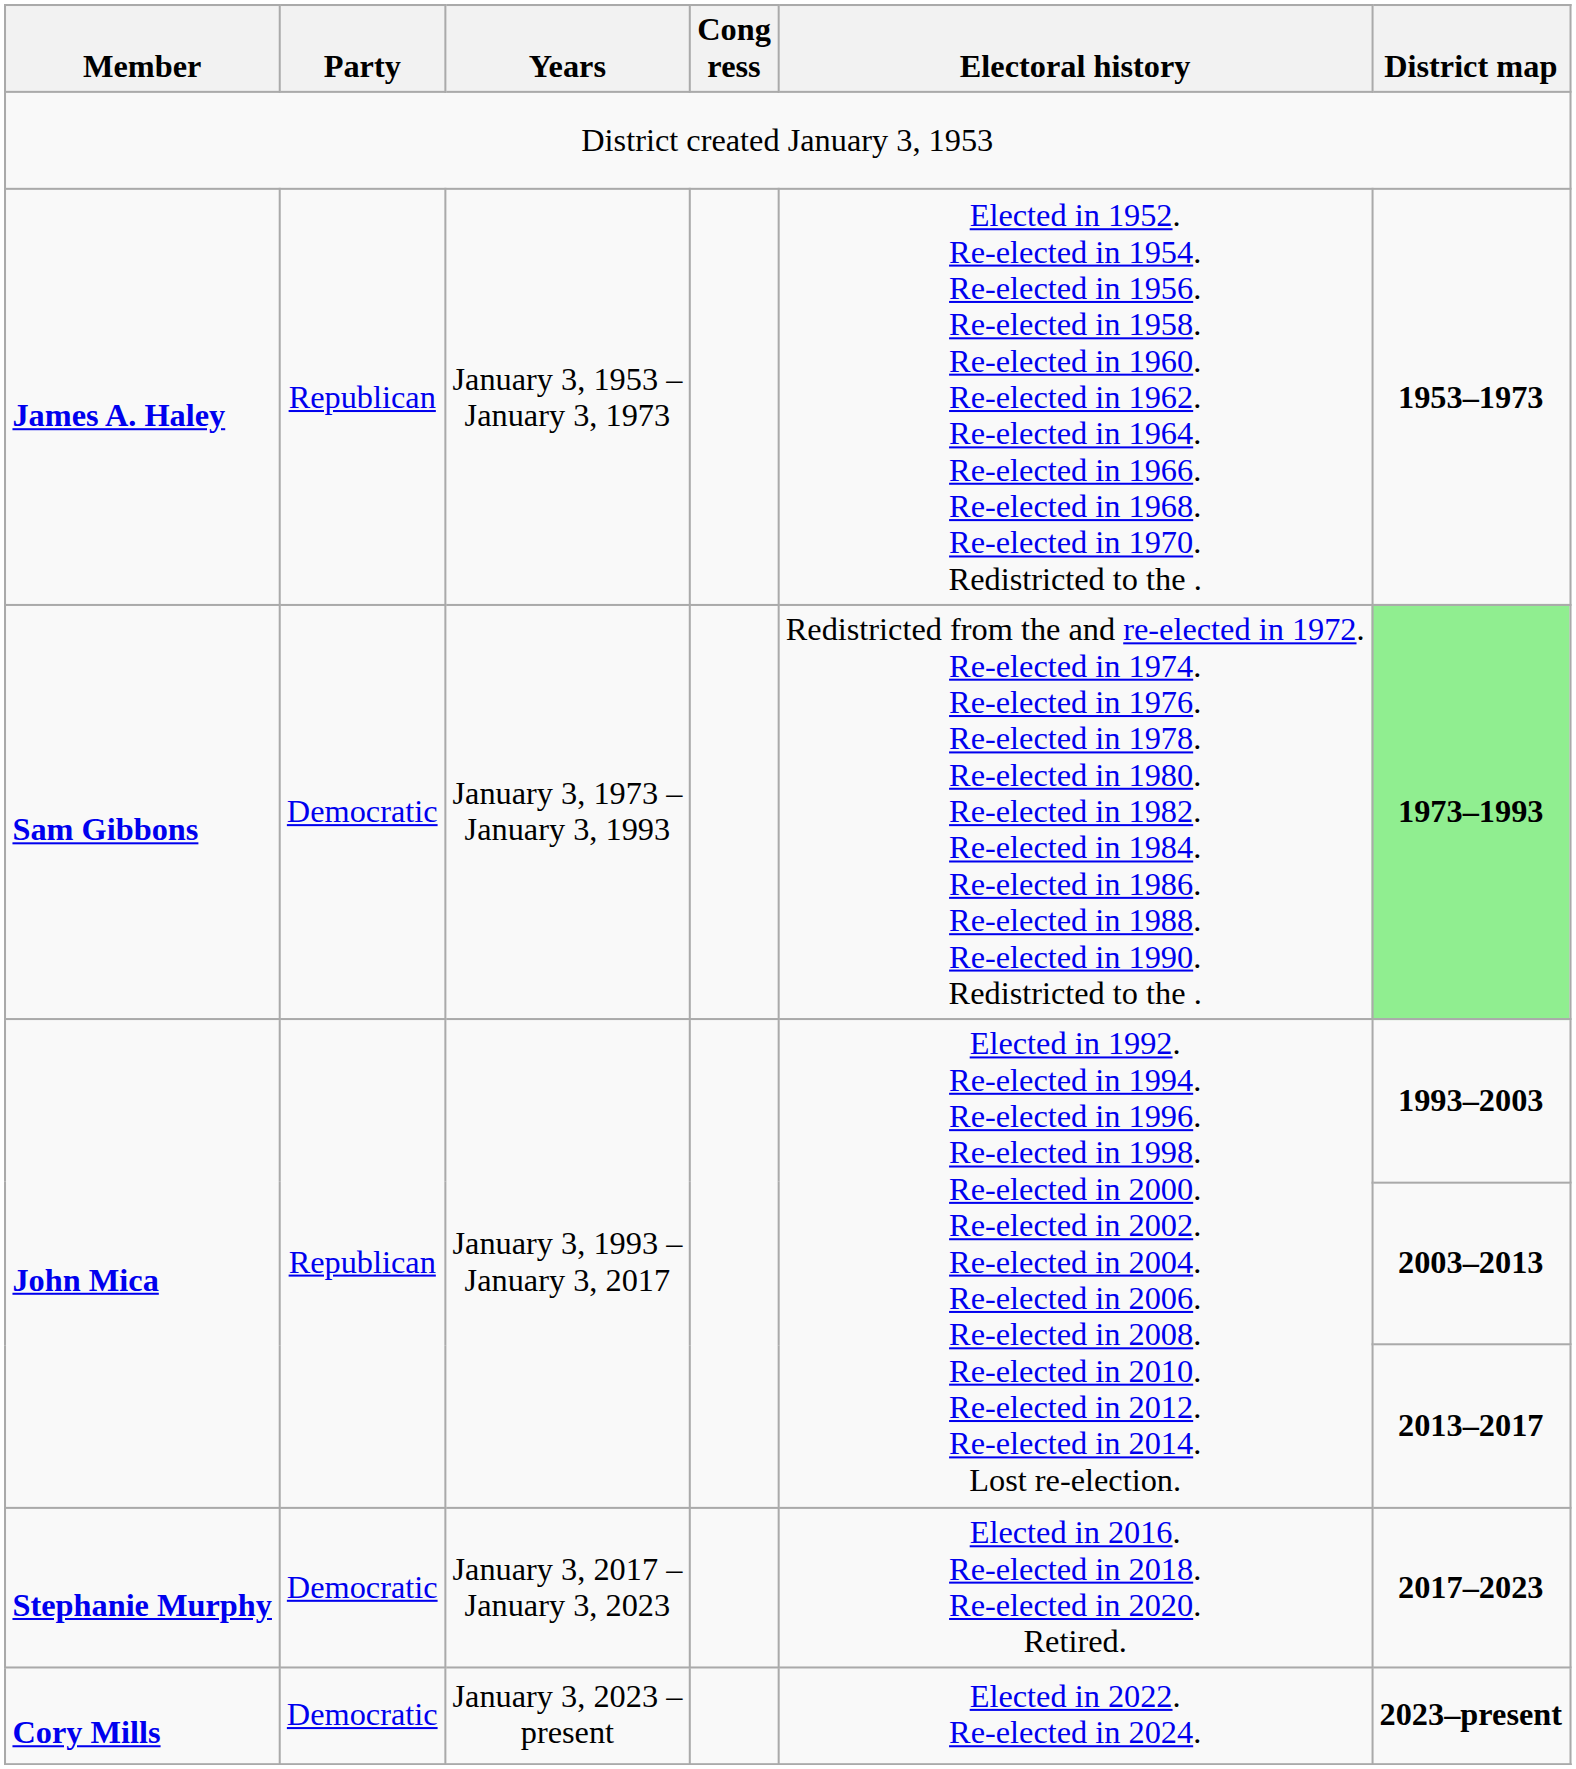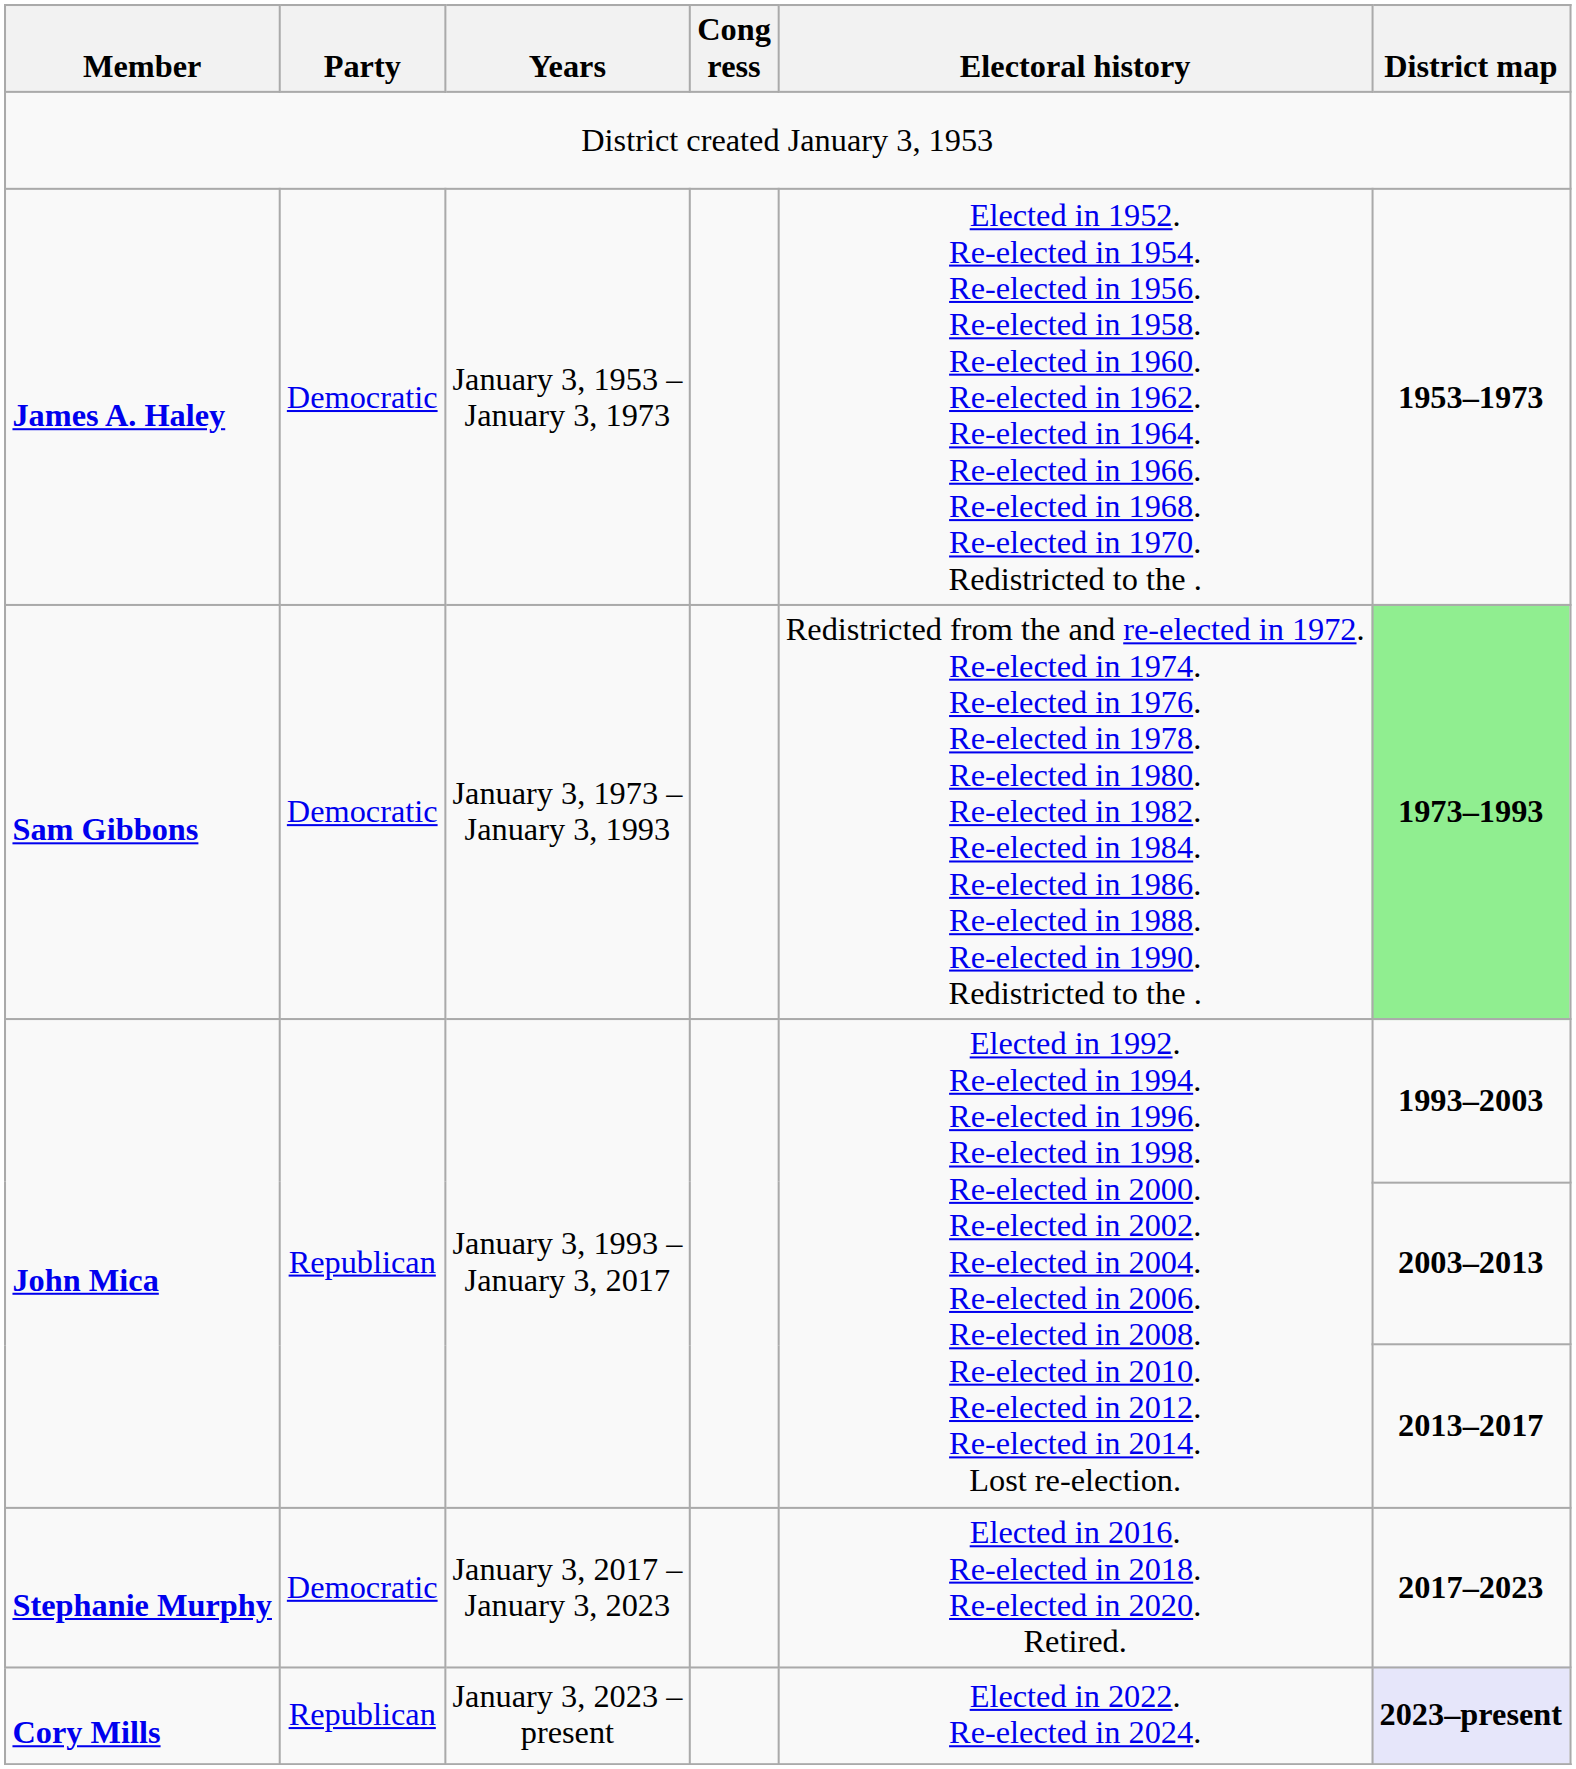(362, 396) Republican -> (362, 396) Democratic
(362, 1715) Democratic -> (362, 1715) Republican
(1471, 1715) no background -> (1471, 1715) lavender background
